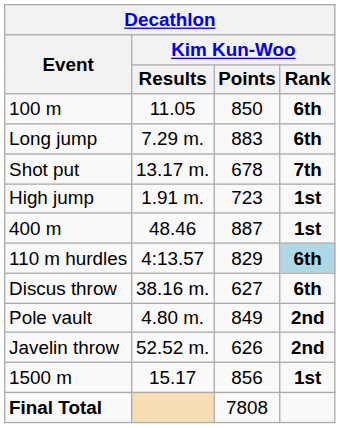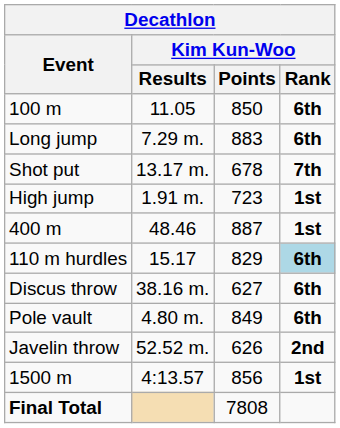(173, 258) 4:13.57 -> (173, 258) 15.17
(308, 318) 2nd -> (308, 318) 6th
(173, 378) 15.17 -> (173, 378) 4:13.57
